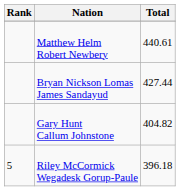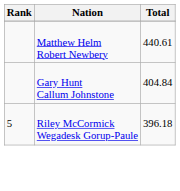- row: (85, 89)
(158, 124) 404.82 -> (158, 83) 404.84
